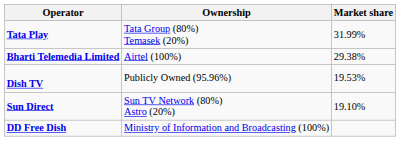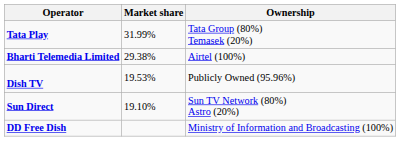columns swapped: (363, 12) <-> (227, 12)
